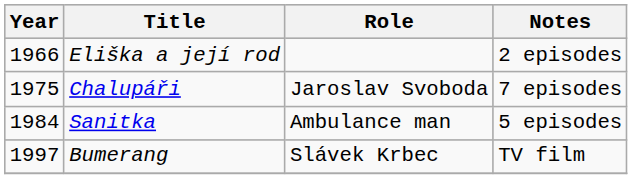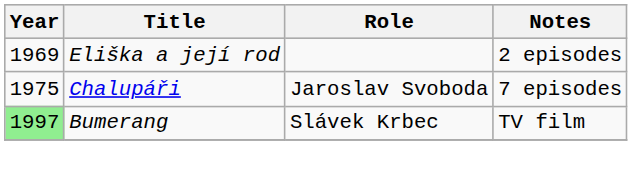(35, 55) 1966 -> (35, 55) 1969
- row: (113, 123)
(35, 156) no background -> (35, 123) lightgreen background
